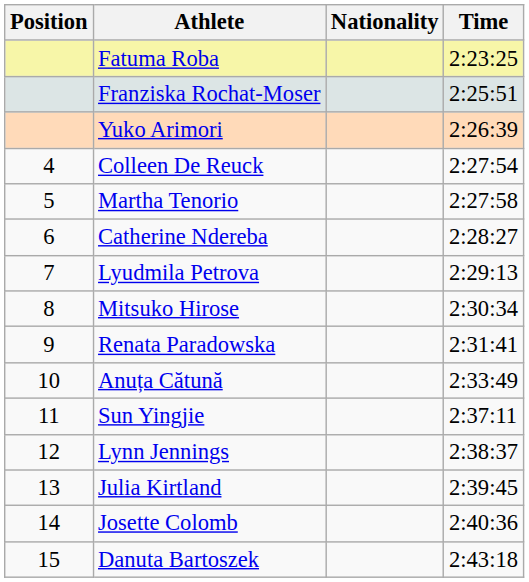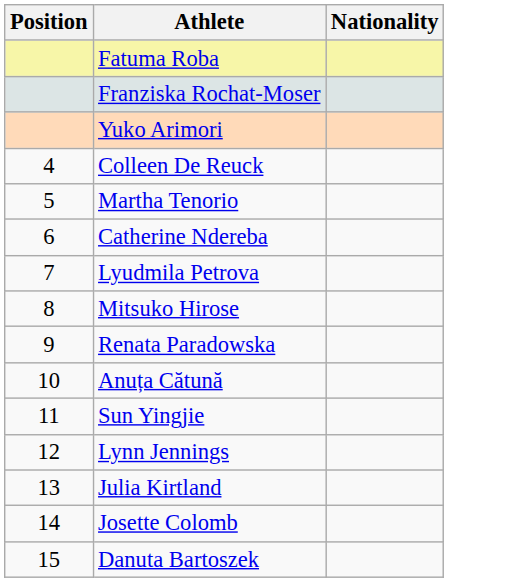- column: (483, 22)
